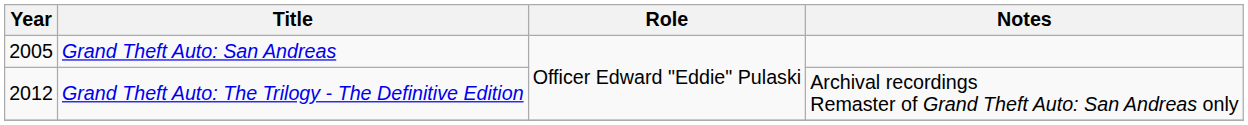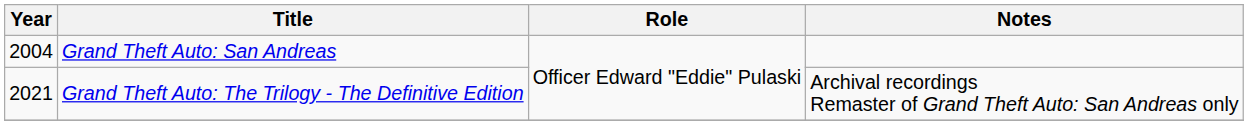(31, 51) 2005 -> (31, 51) 2004
(31, 93) 2012 -> (31, 93) 2021
